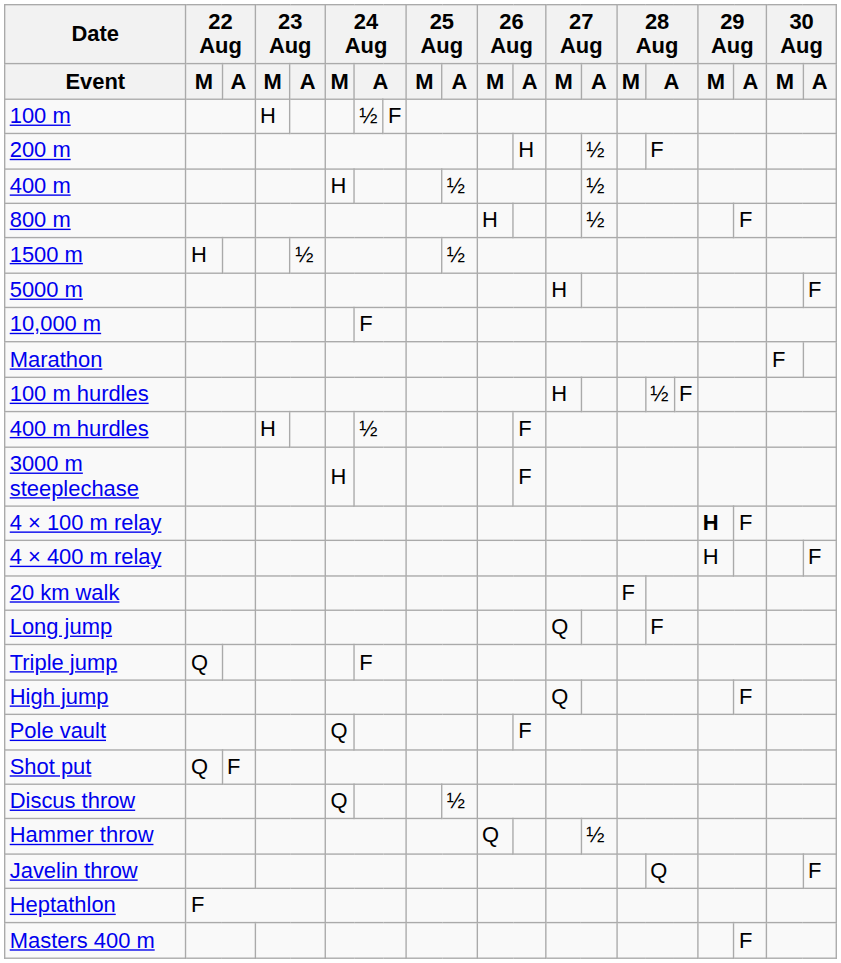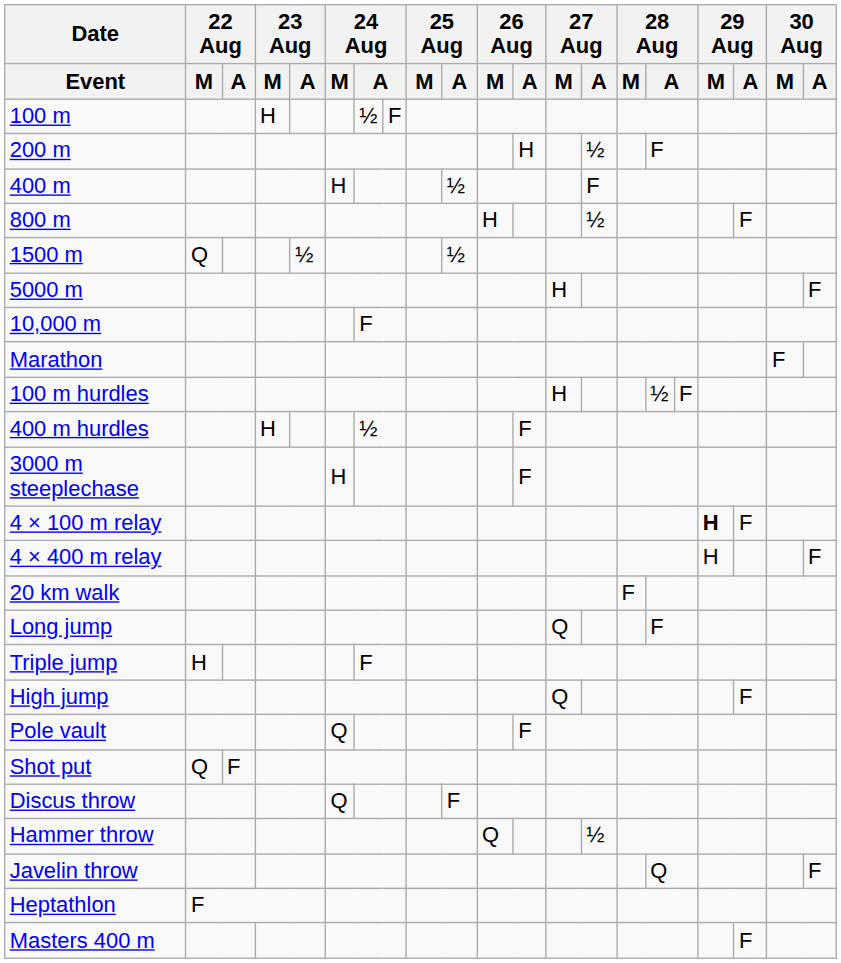(595, 185) ½ -> (593, 185) F
(199, 255) H -> (199, 255) Q
(199, 662) Q -> (199, 662) H
(456, 801) ½ -> (454, 801) F
